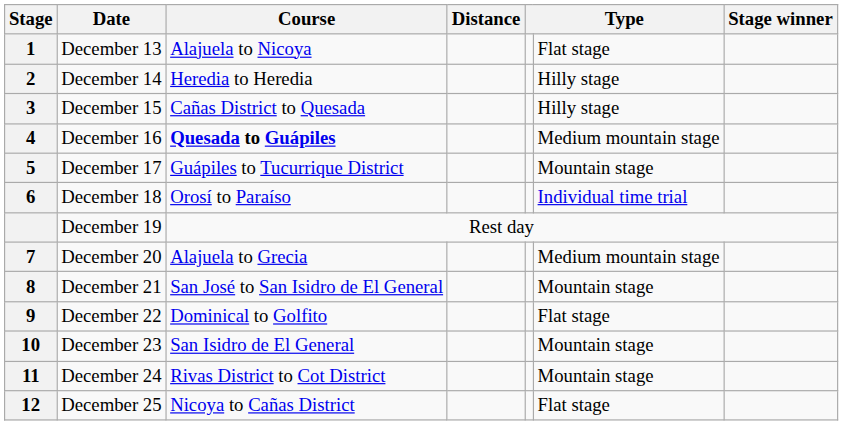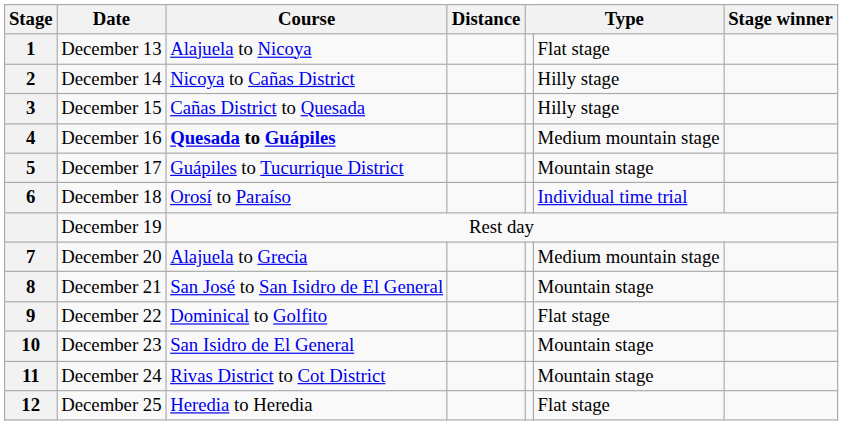(241, 78) Heredia to Heredia -> (262, 78) Nicoya to Cañas District
(262, 405) Nicoya to Cañas District -> (241, 405) Heredia to Heredia
